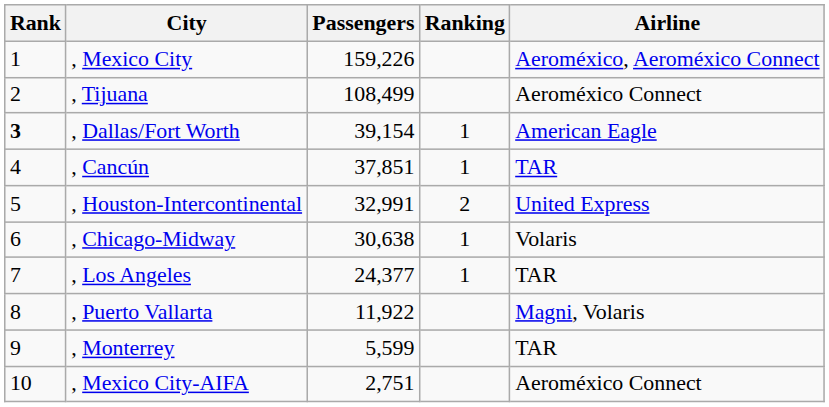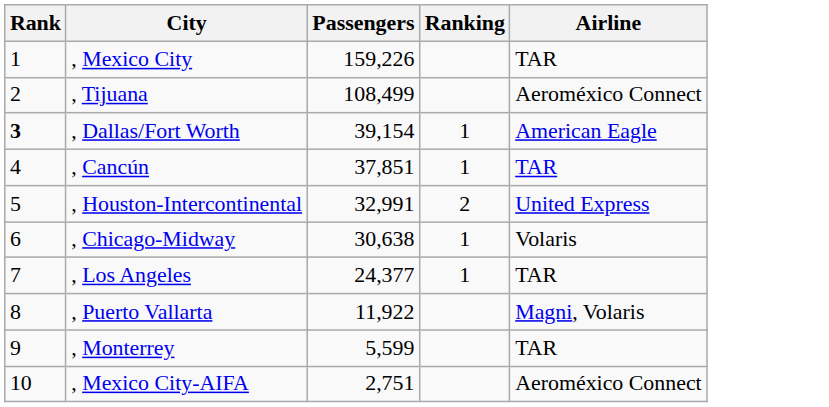(667, 59) Aeroméxico, Aeroméxico Connect -> (536, 59) TAR
